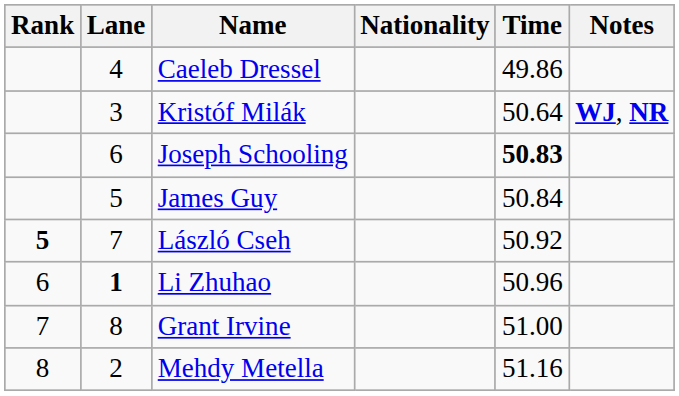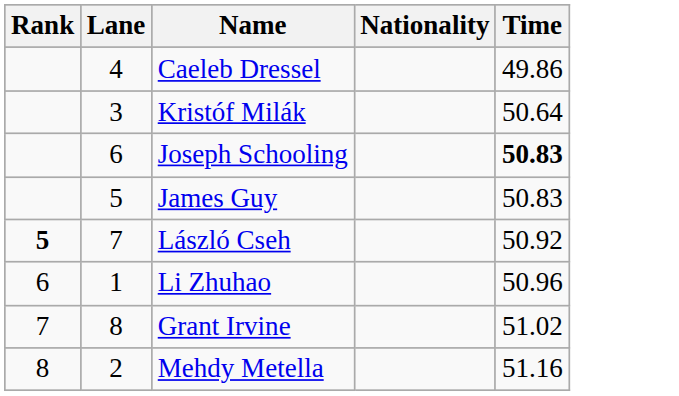- column: (622, 25)
(532, 197) 50.84 -> (532, 197) 50.83
(116, 283) bold -> (116, 283) normal
(532, 326) 51.00 -> (532, 326) 51.02
